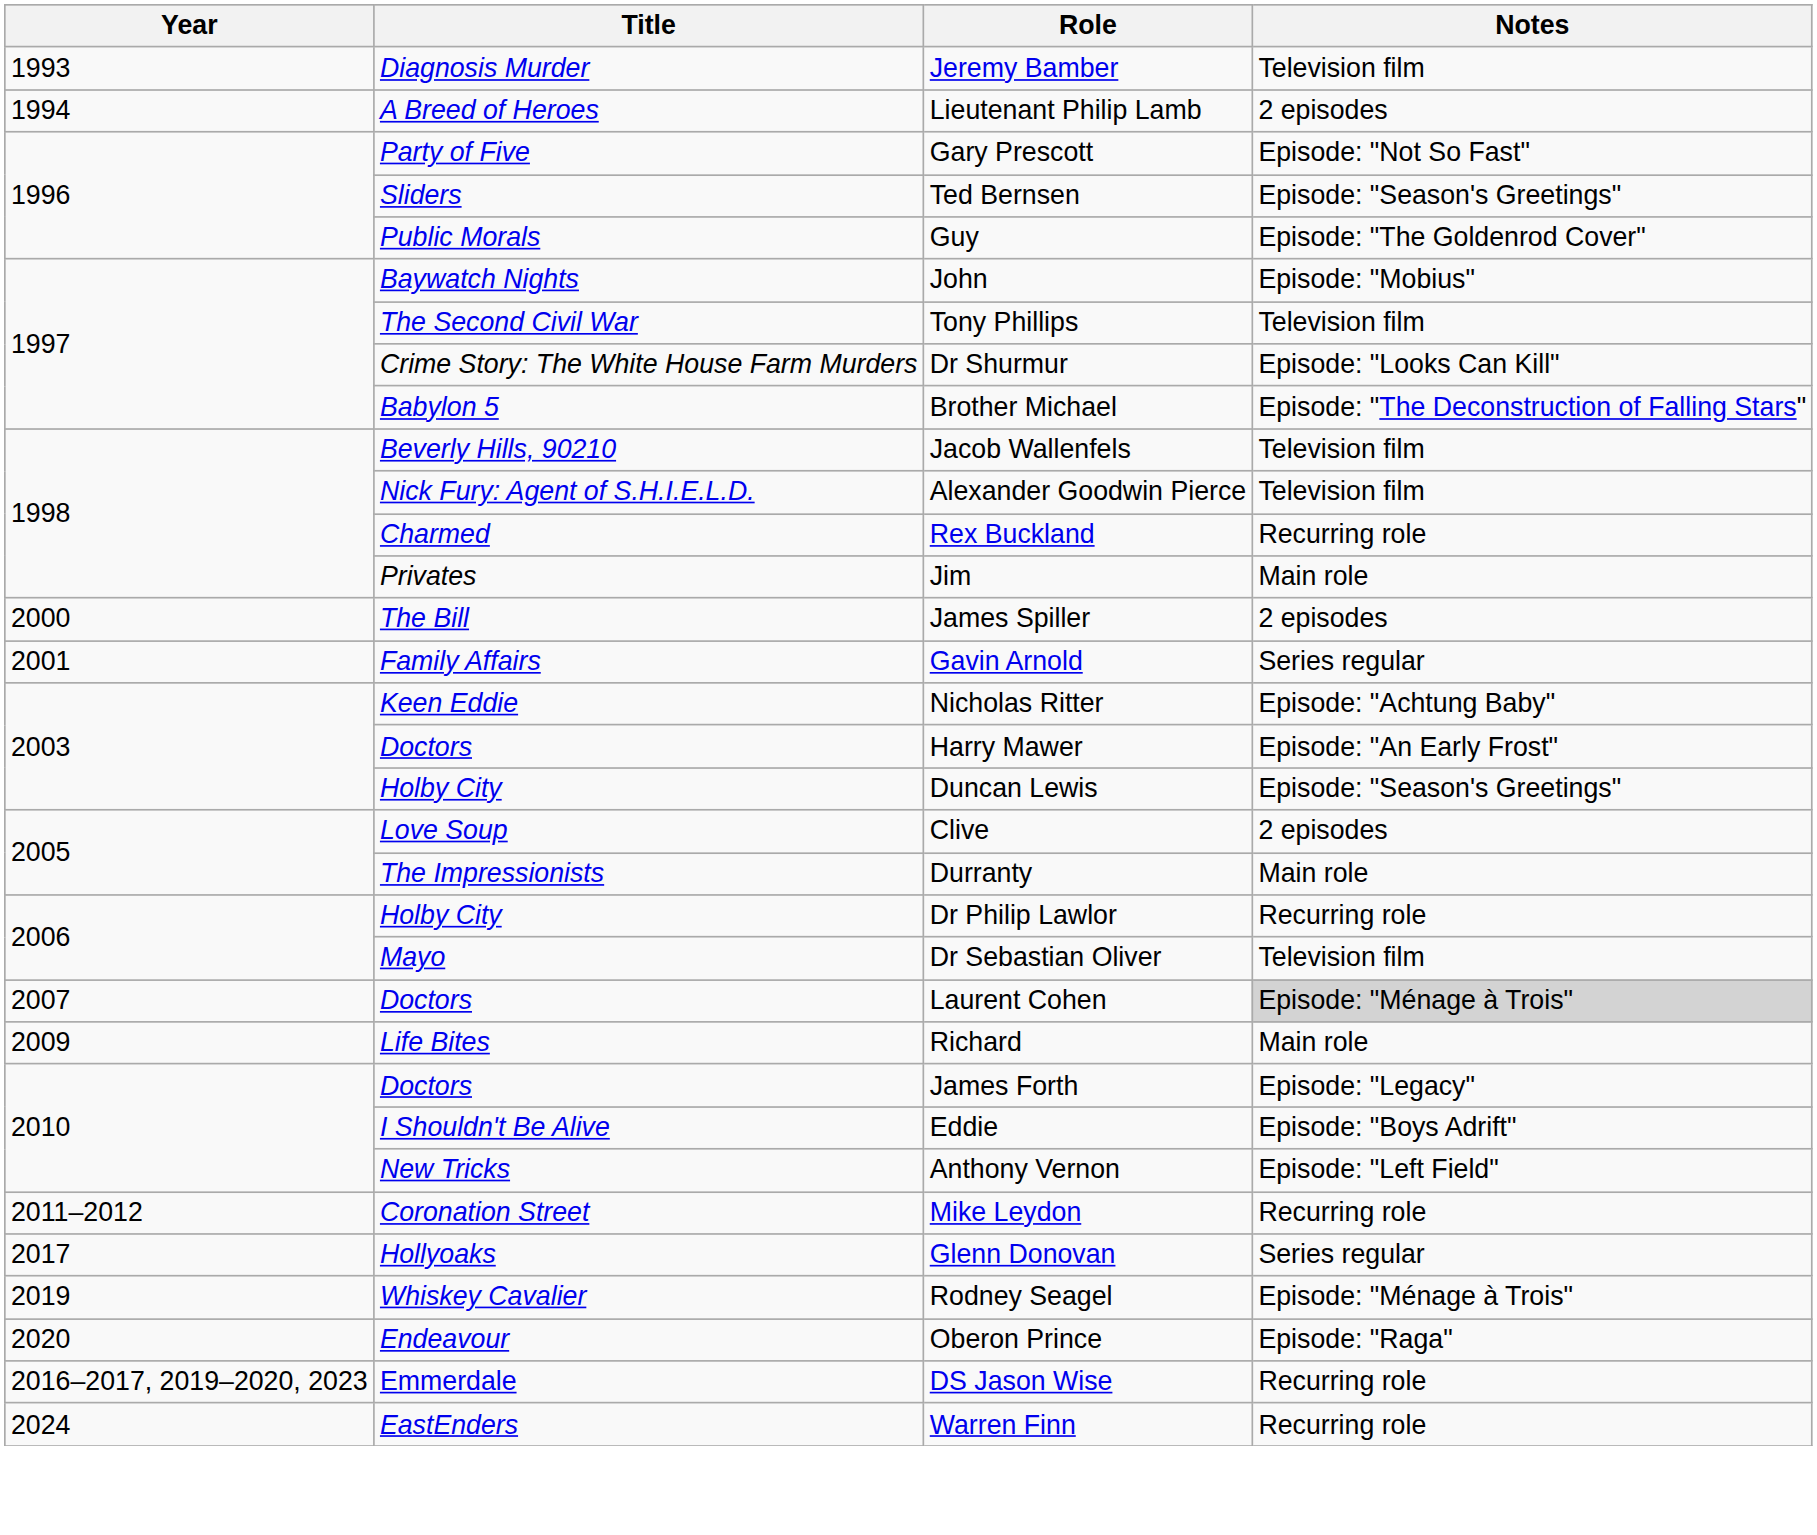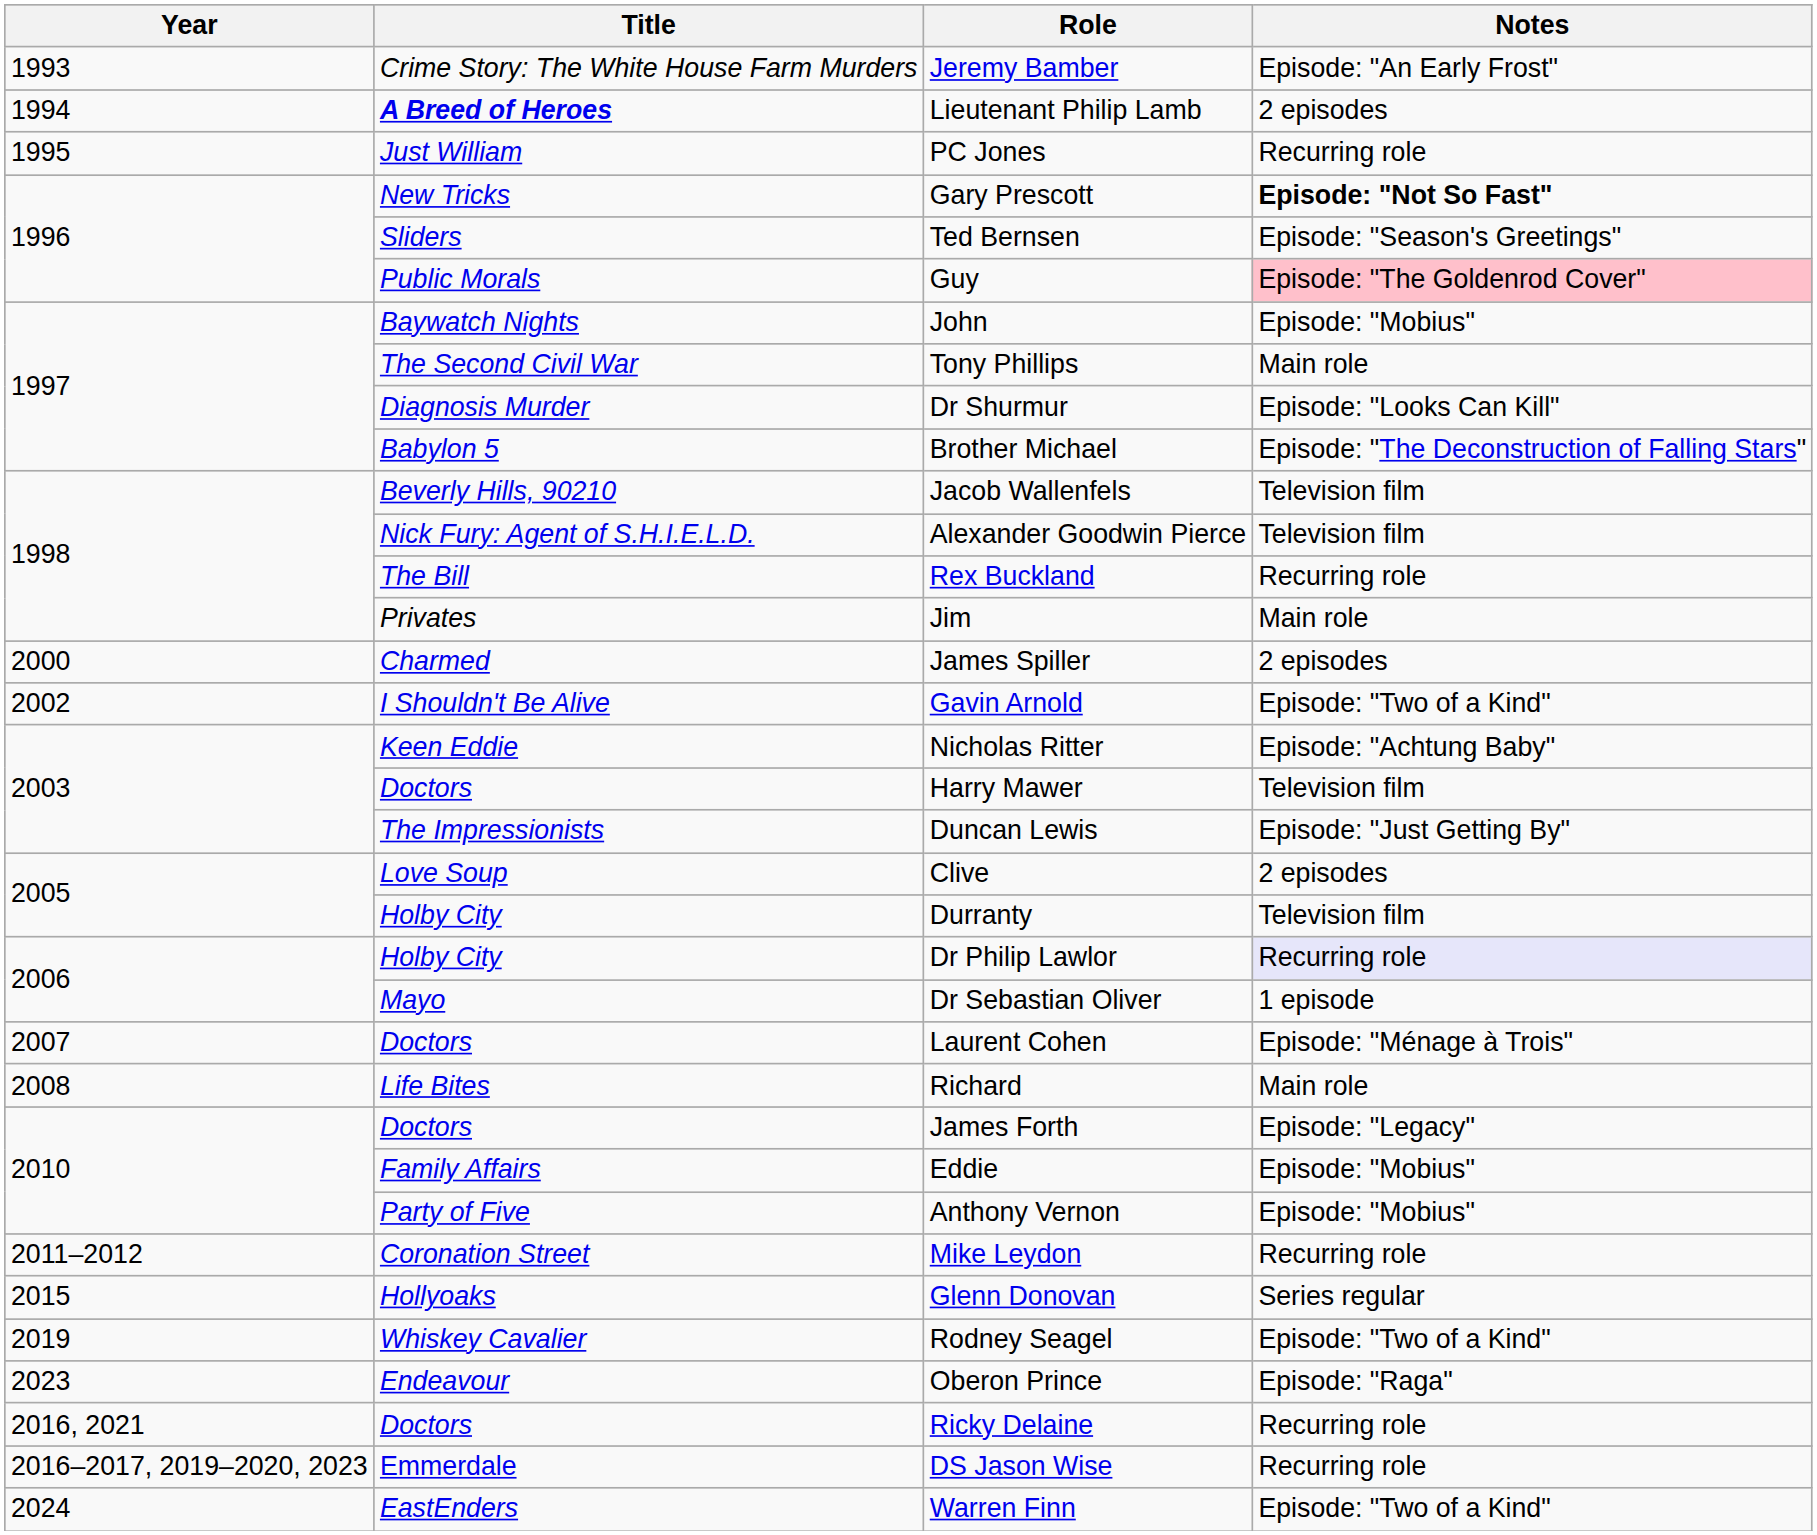(485, 68) Diagnosis Murder -> (649, 68) Crime Story: The White House Farm Murders
(1342, 68) Television film -> (1408, 68) Episode: "An Early Frost"
(489, 110) normal -> (496, 110) bold
+ row: (988, 152)
(455, 152) Party of Five -> (445, 195) New Tricks
(1394, 152) normal -> (1405, 195) bold
(1452, 237) no background -> (1452, 279) pink background
(1342, 322) Television film -> (1313, 364) Main role
(649, 364) Crime Story: The White House Farm Murders -> (485, 407) Diagnosis Murder
(435, 534) Charmed -> (424, 576) The Bill
(424, 618) The Bill -> (435, 661) Charmed
(41, 661) 2001 -> (41, 703) 2002
(460, 661) Family Affairs -> (495, 703) I Shouldn't Be Alive
(1342, 661) Series regular -> (1405, 703) Episode: "Two of a Kind"
(1408, 746) Episode: "An Early Frost" -> (1342, 788) Television film
(441, 788) Holby City -> (492, 830) The Impressionists
(1440, 788) Episode: "Season's Greetings" -> (1414, 830) Episode: "Just Getting By"
(492, 873) The Impressionists -> (441, 915) Holby City
(1313, 873) Main role -> (1342, 915) Television film
(1342, 915) no background -> (1342, 957) lavender background
(1342, 957) Television film -> (1316, 1000) 1 episode
(1416, 1000) lightgrey background -> (1416, 1042) no background
(41, 1042) 2009 -> (41, 1085) 2008
(495, 1127) I Shouldn't Be Alive -> (460, 1169) Family Affairs
(1387, 1127) Episode: "Boys Adrift" -> (1367, 1169) Episode: "Mobius"
(445, 1169) New Tricks -> (455, 1212) Party of Five
(1379, 1169) Episode: "Left Field" -> (1367, 1212) Episode: "Mobius"
(41, 1254) 2017 -> (41, 1296) 2015
(1416, 1296) Episode: "Ménage à Trois" -> (1405, 1339) Episode: "Two of a Kind"
(41, 1339) 2020 -> (41, 1381) 2023
+ row: (1011, 1424)
(1342, 1424) Recurring role -> (1405, 1508) Episode: "Two of a Kind"
